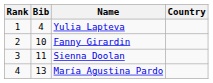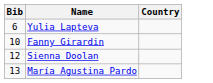- column: (17, 12)
(41, 27) 4 -> (15, 27) 6
(41, 56) 11 -> (15, 56) 12
